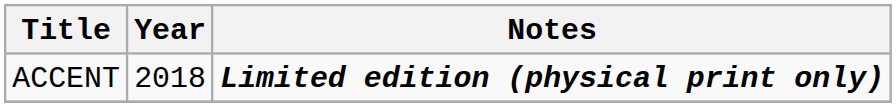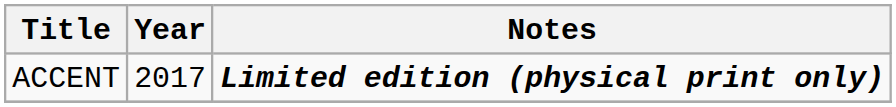(170, 78) 2018 -> (170, 78) 2017
